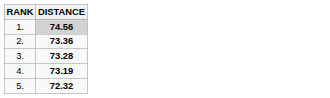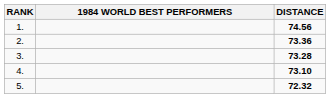+ column: (155, 12)
(61, 27) lightgrey background -> (300, 27) no background
(61, 71) 73.19 -> (300, 71) 73.10
